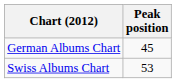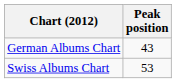(147, 48) 45 -> (147, 48) 43
